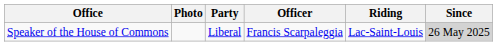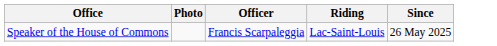- column: (225, 13)
(459, 31) lightgrey background -> (420, 31) no background
